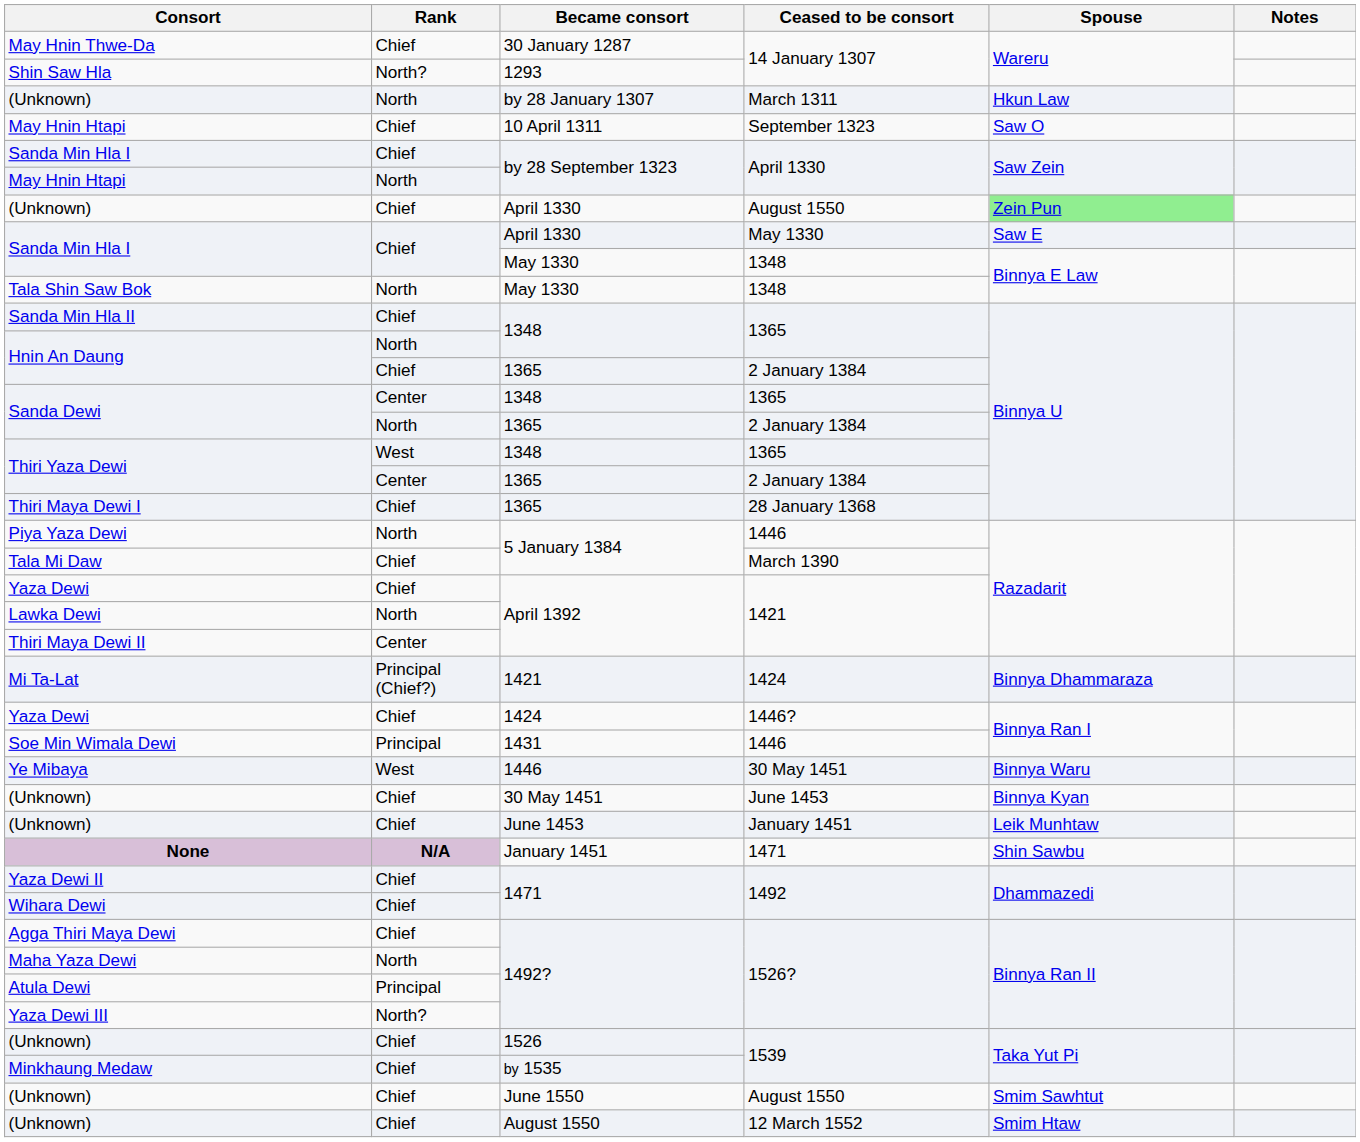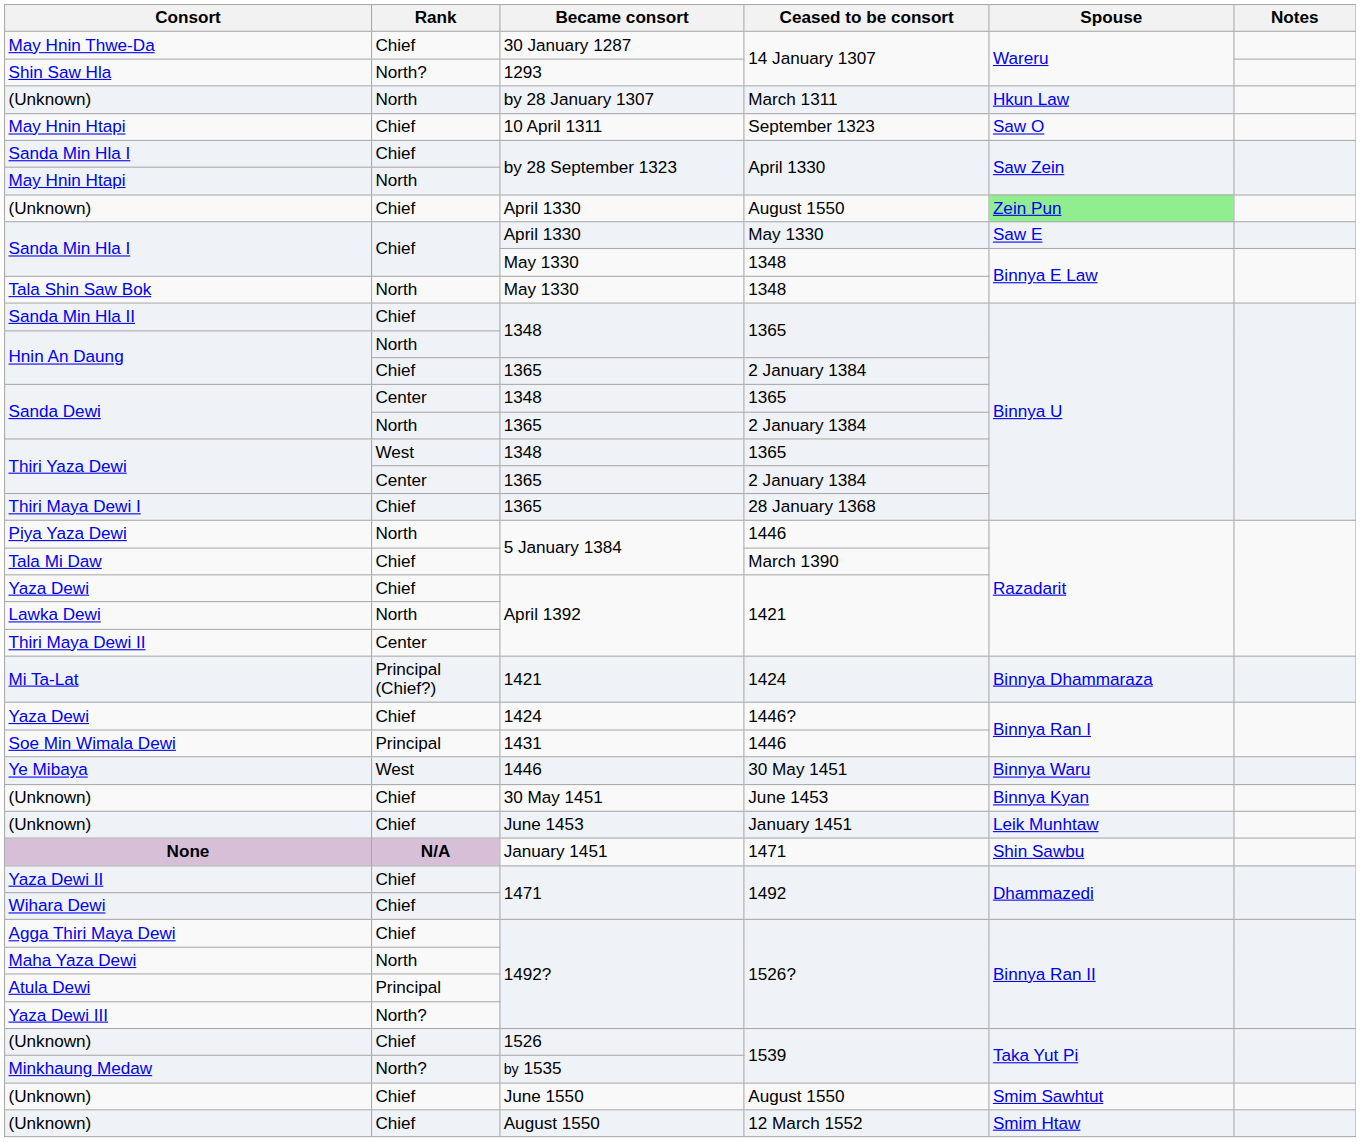(395, 1069) Chief -> (401, 1069) North?
